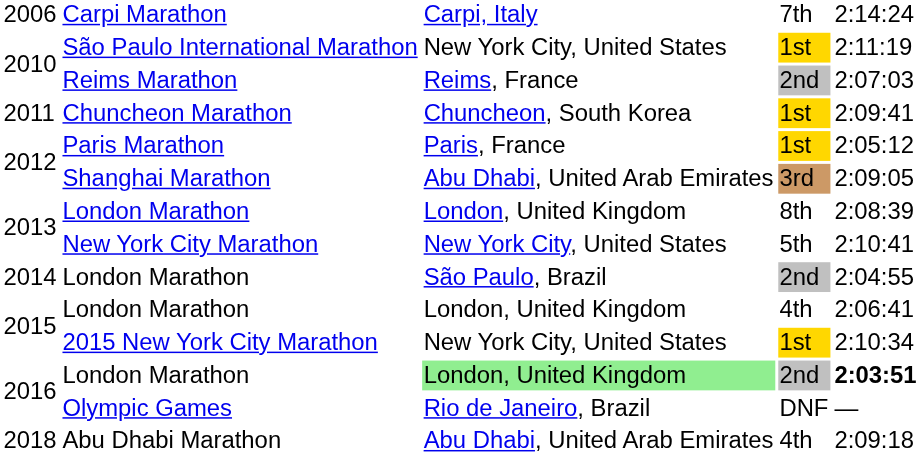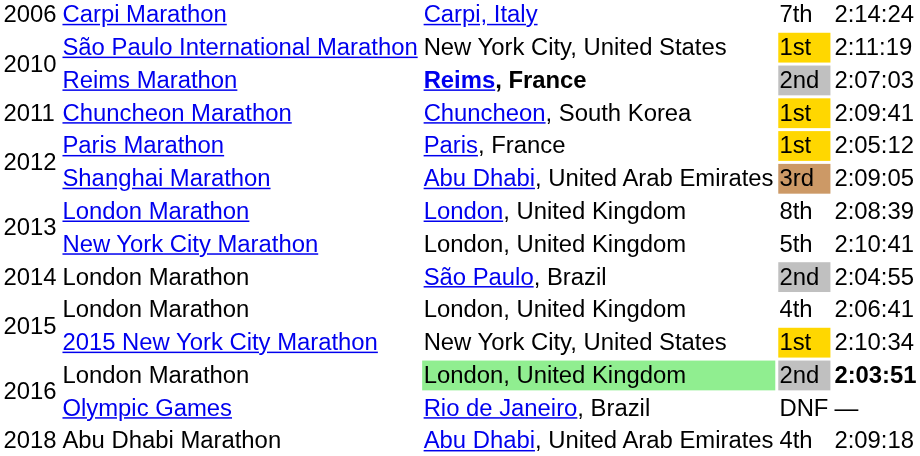(501, 80) normal -> (505, 80) bold
(575, 244) New York City, United States -> (555, 244) London, United Kingdom
